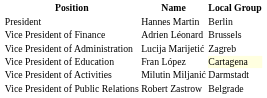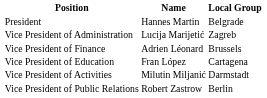(221, 21) Berlin -> (226, 21) Belgrade
rows swapped: (55, 35) <-> (69, 48)
(228, 62) lightyellow background -> (228, 62) no background
(226, 89) Belgrade -> (221, 89) Berlin
